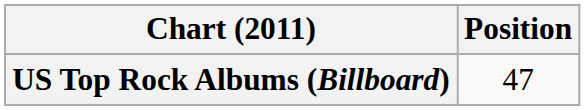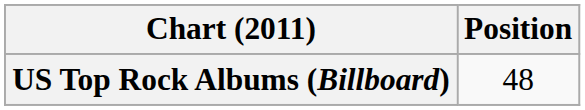(518, 79) 47 -> (518, 79) 48
